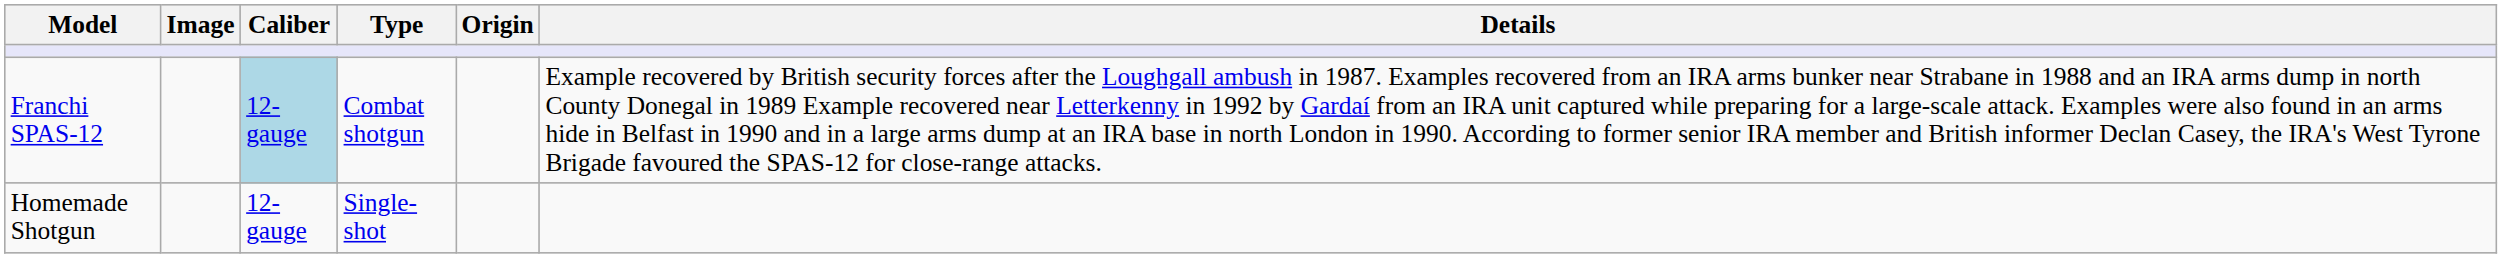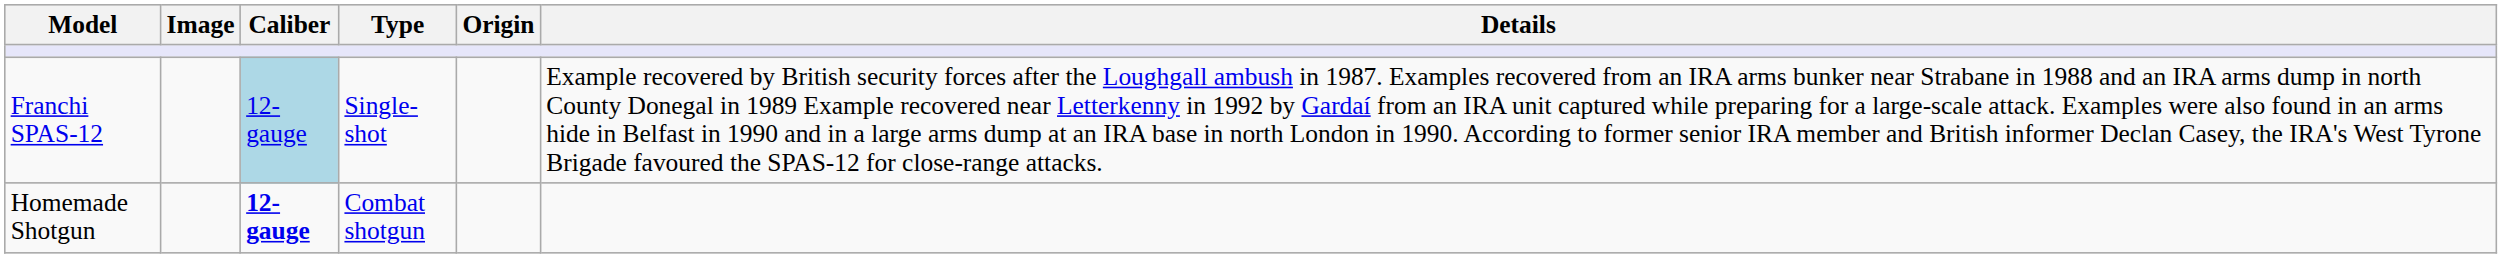(384, 119) Combat shotgun -> (381, 119) Single-shot
(277, 217) normal -> (278, 217) bold
(380, 217) Single-shot -> (385, 217) Combat shotgun
